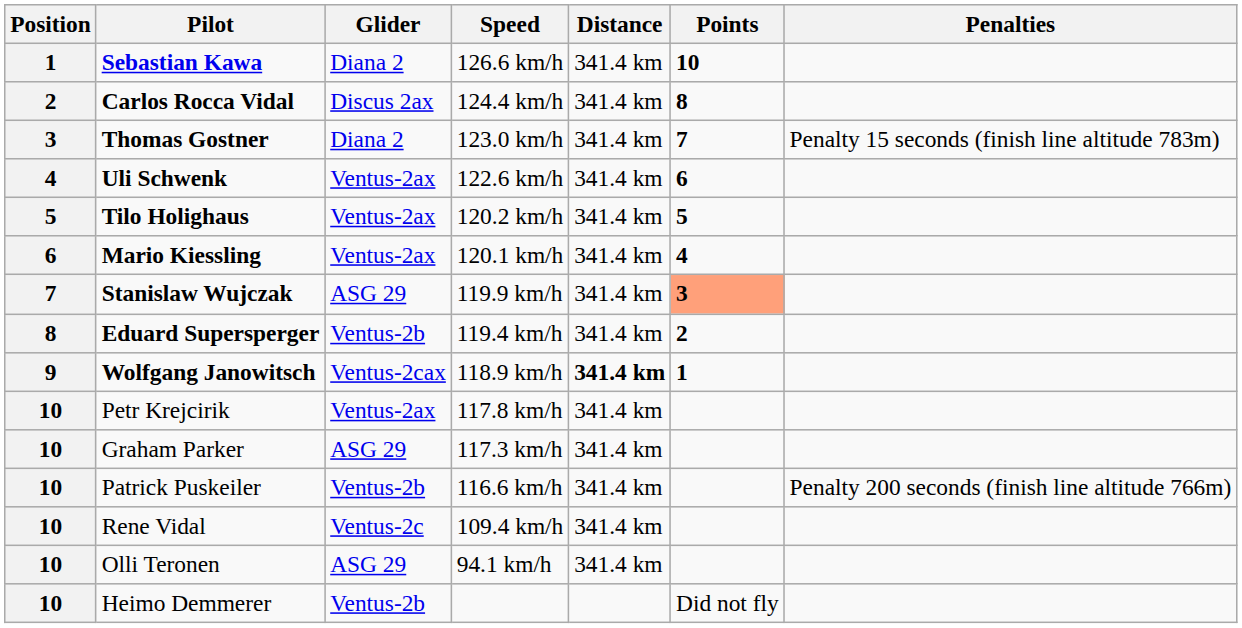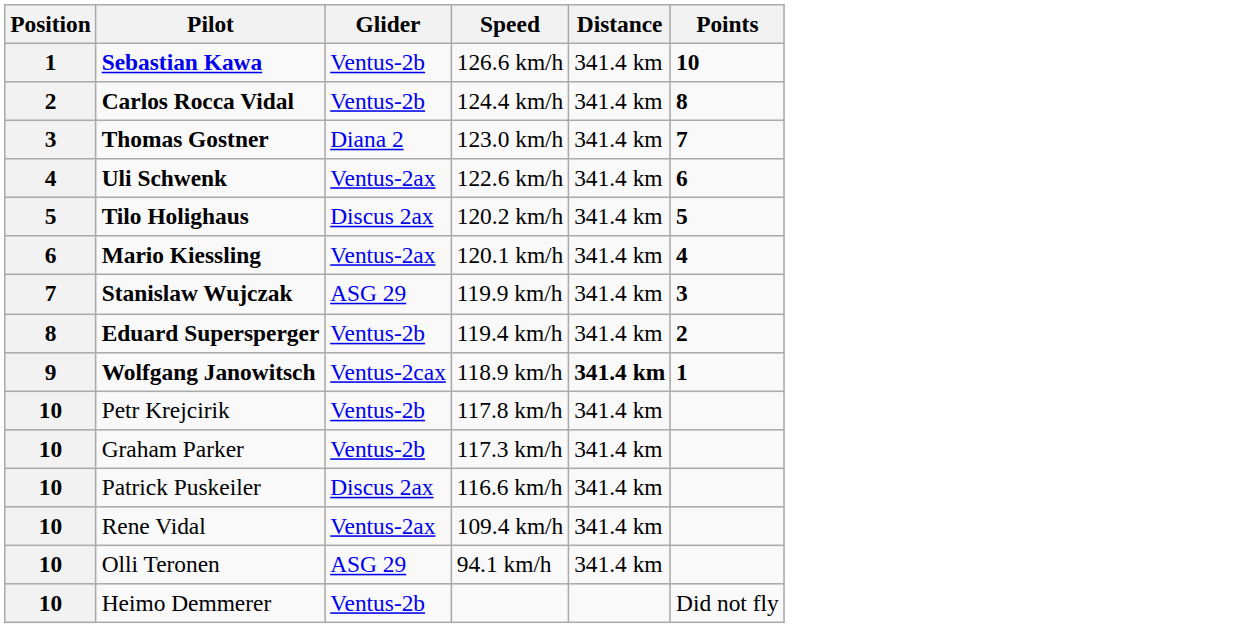- column: (1010, 23)
(367, 62) Diana 2 -> (378, 62) Ventus-2b
(382, 101) Discus 2ax -> (378, 101) Ventus-2b
(383, 216) Ventus-2ax -> (382, 216) Discus 2ax
(682, 294) lightsalmon background -> (682, 294) no background
(383, 409) Ventus-2ax -> (378, 409) Ventus-2b
(368, 448) ASG 29 -> (378, 448) Ventus-2b
(378, 487) Ventus-2b -> (382, 487) Discus 2ax
(377, 525) Ventus-2c -> (383, 525) Ventus-2ax
